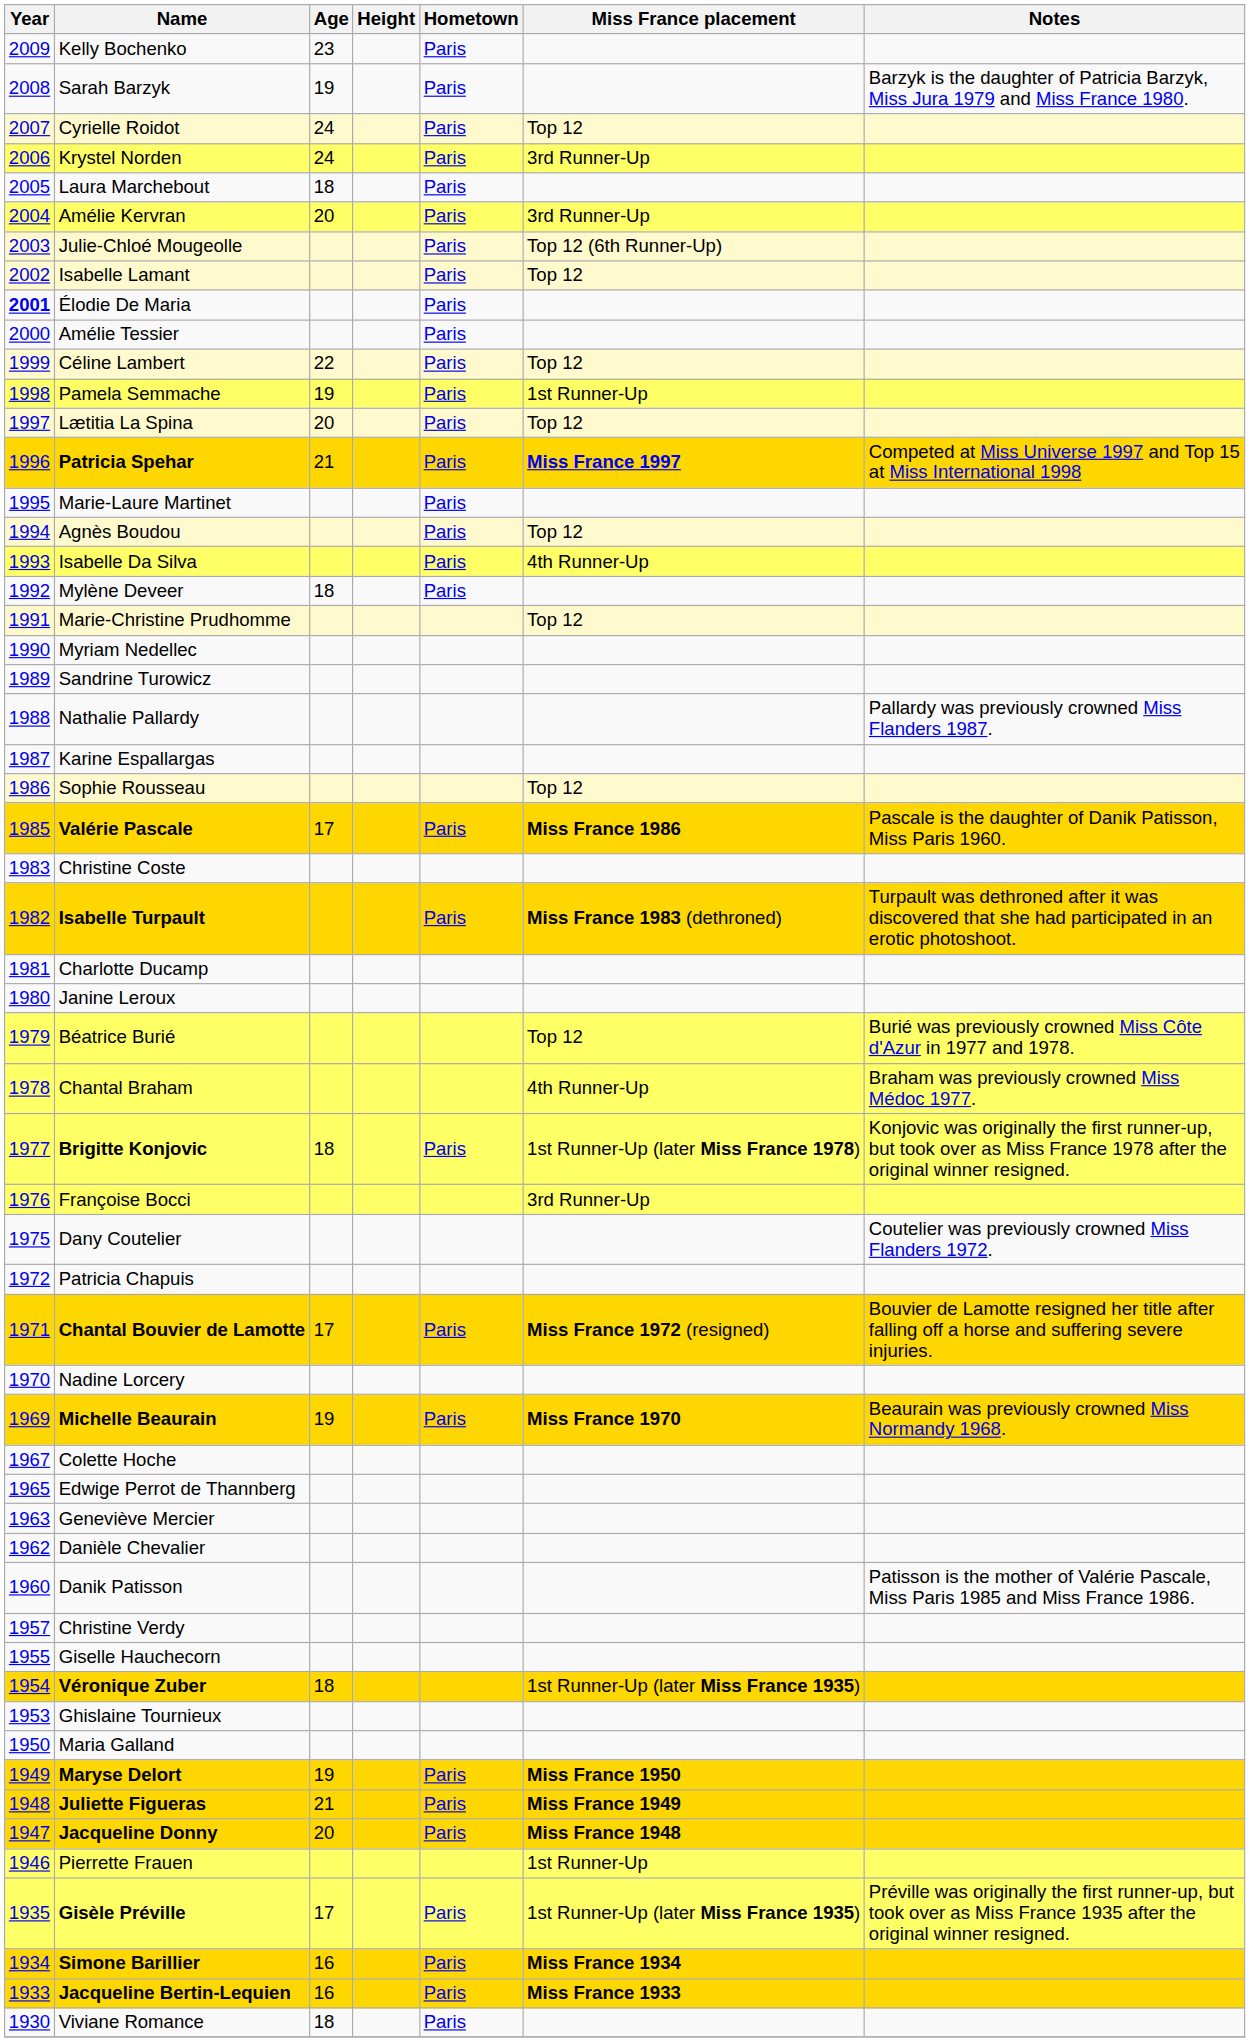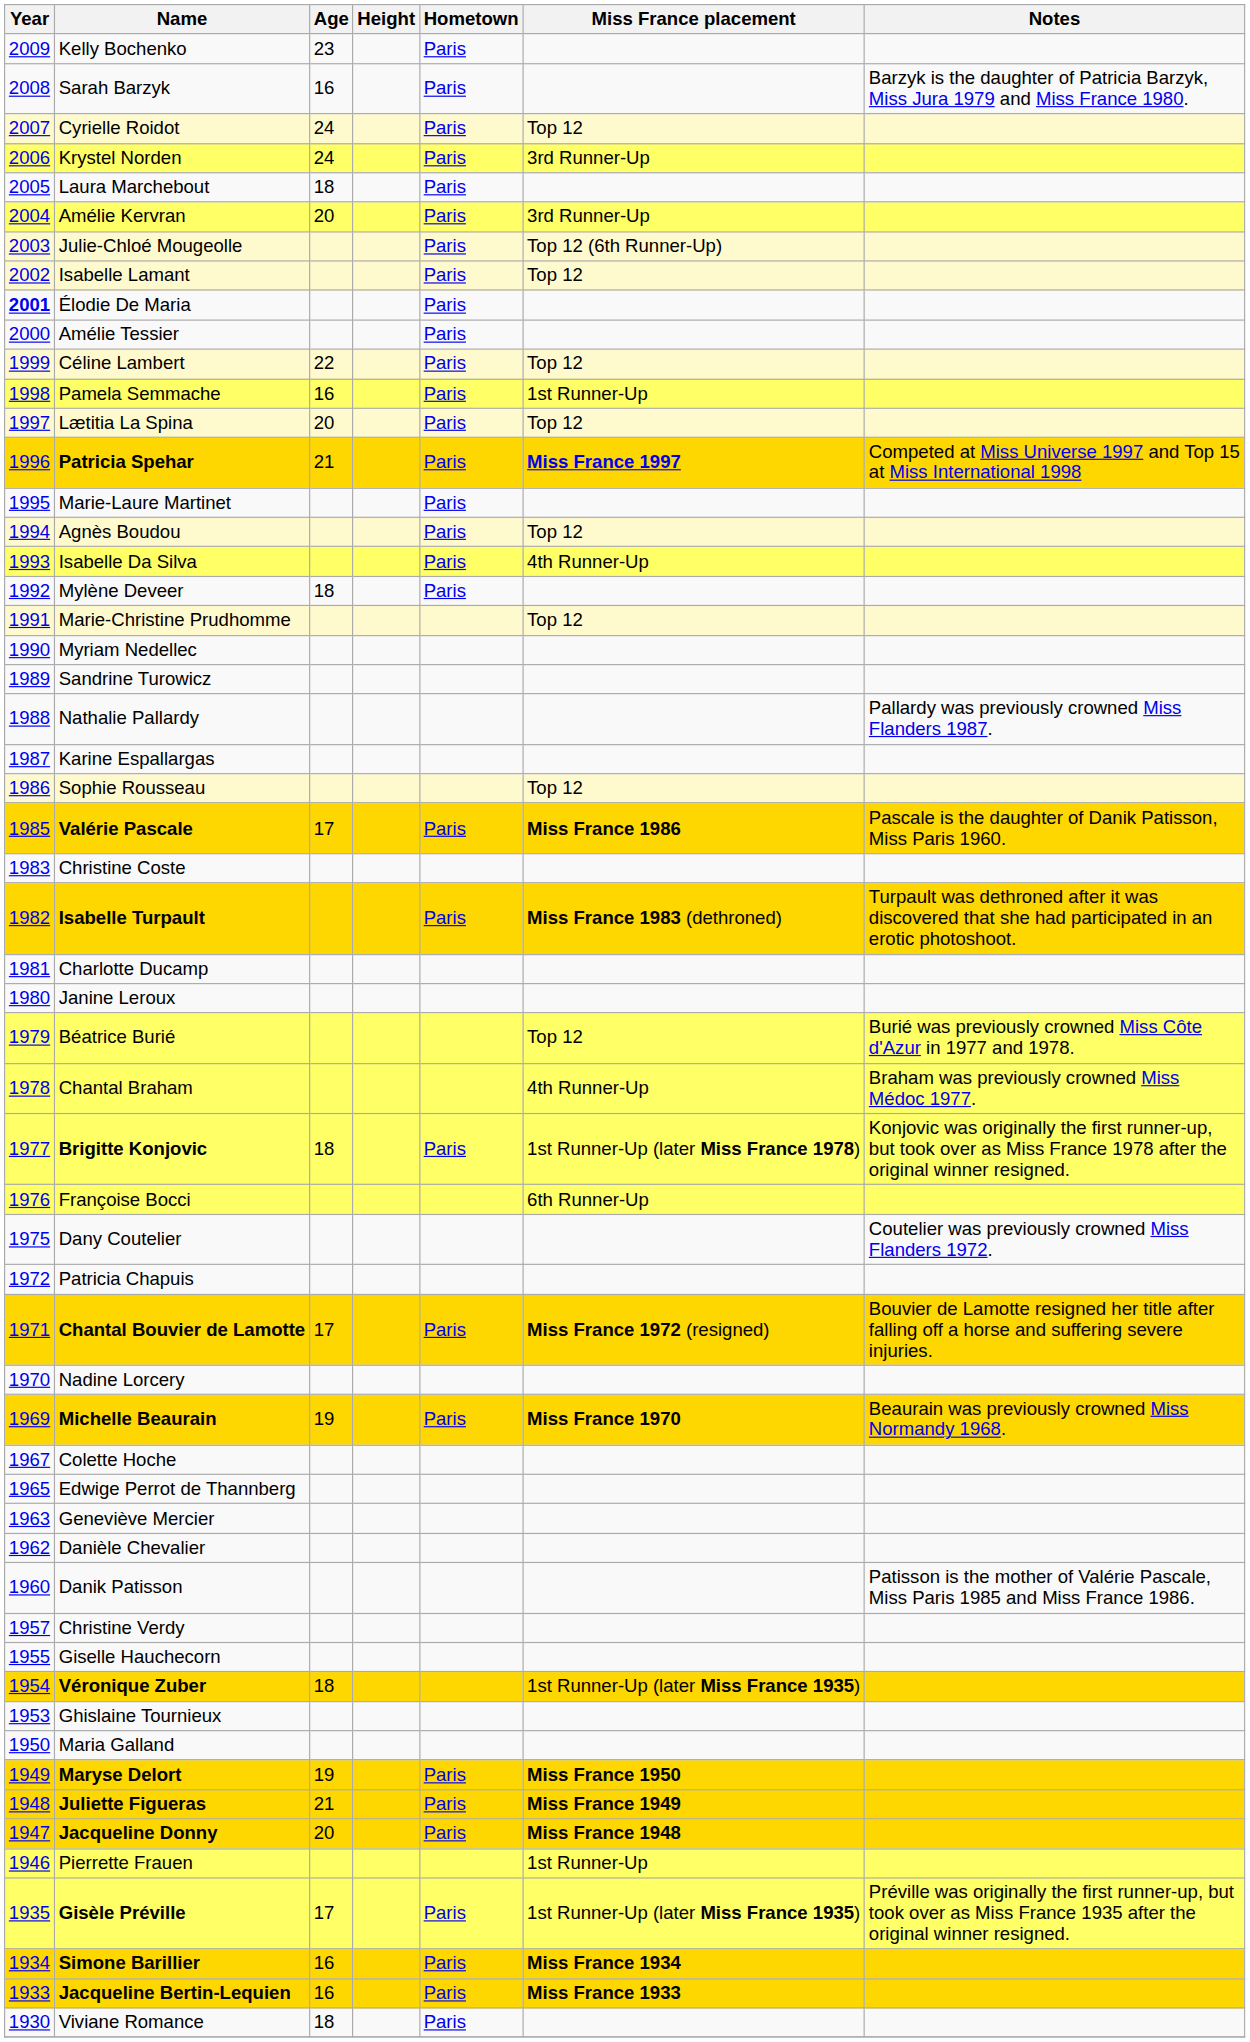(324, 88) 19 -> (324, 88) 16
(324, 393) 19 -> (324, 393) 16
(588, 1199) 3rd Runner-Up -> (588, 1199) 6th Runner-Up
